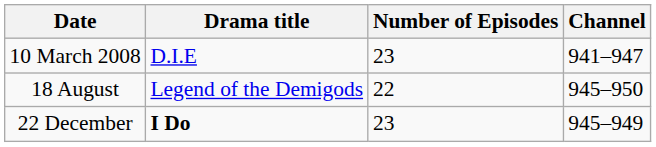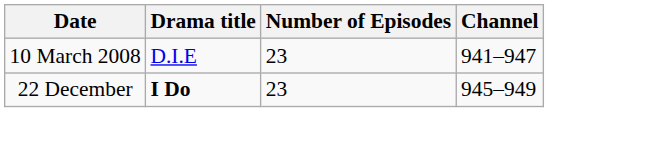- row: (75, 89)
